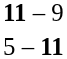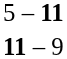rows swapped: (33, 12) <-> (33, 46)
